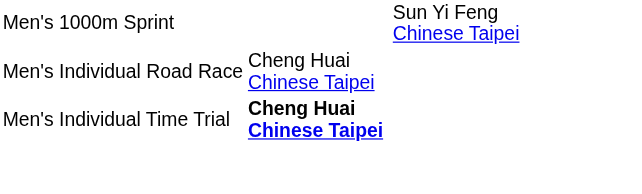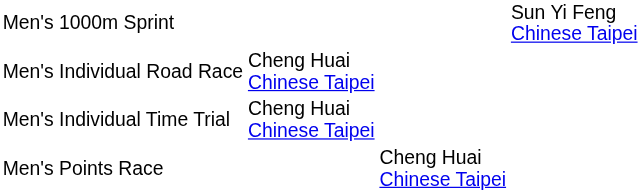(316, 120) bold -> (311, 120) normal
+ row: (83, 168)
